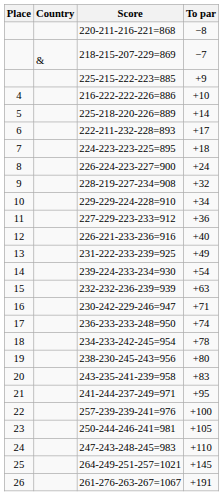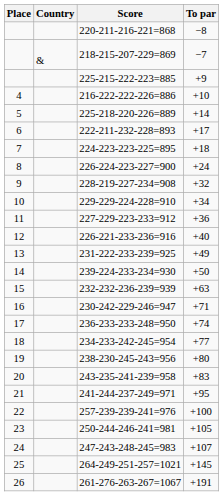(201, 271) +54 -> (201, 271) +50
(201, 341) +78 -> (201, 341) +77
(201, 447) +110 -> (201, 447) +107
